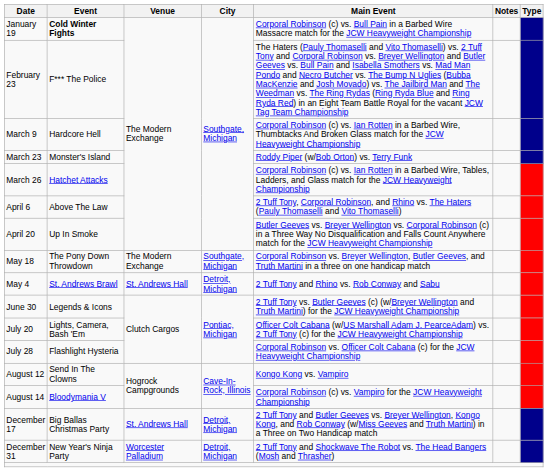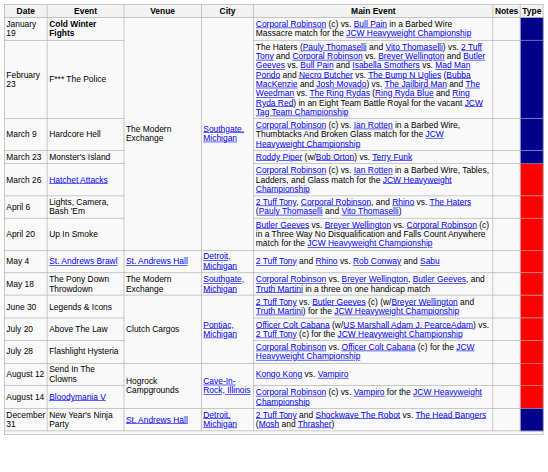(78, 207) Above The Law -> (79, 207) Lights, Camera, Bash 'Em
rows swapped: (18, 284) <-> (20, 261)
(79, 329) Lights, Camera, Bash 'Em -> (78, 329) Above The Law
- row: (26, 424)
(145, 451) Worcester Palladium -> (157, 419) St. Andrews Hall
